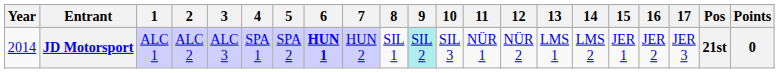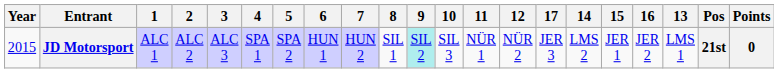columns swapped: (555, 15) <-> (684, 15)
(22, 47) 2014 -> (22, 47) 2015
(324, 47) bold -> (323, 47) normal
